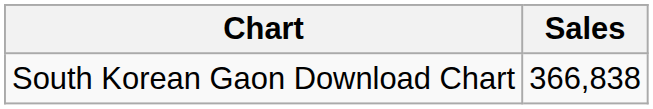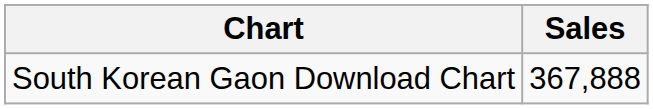(585, 77) 366,838 -> (585, 77) 367,888
